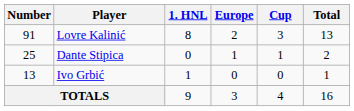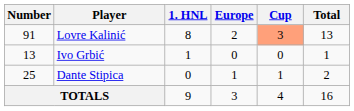(280, 35) no background -> (280, 35) lightsalmon background
rows swapped: (90, 55) <-> (80, 75)
